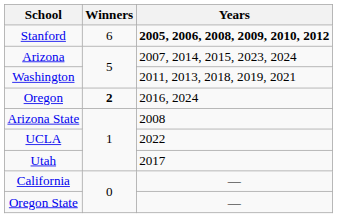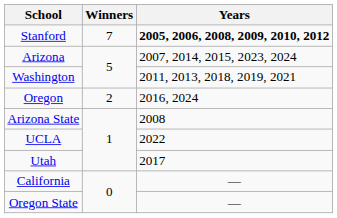(109, 35) 6 -> (109, 35) 7
(109, 98) bold -> (109, 98) normal
